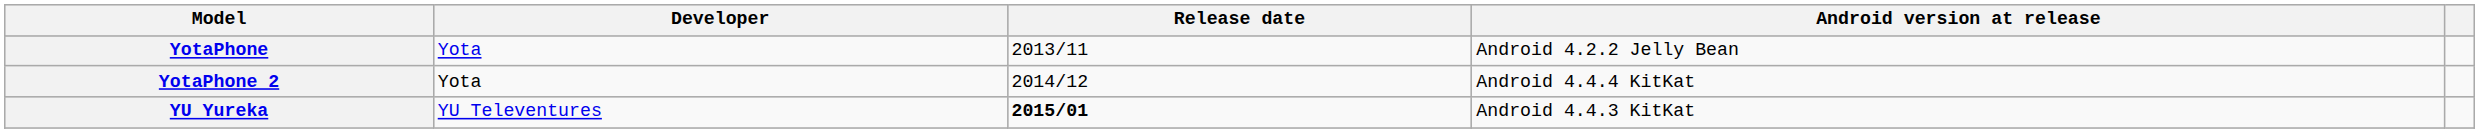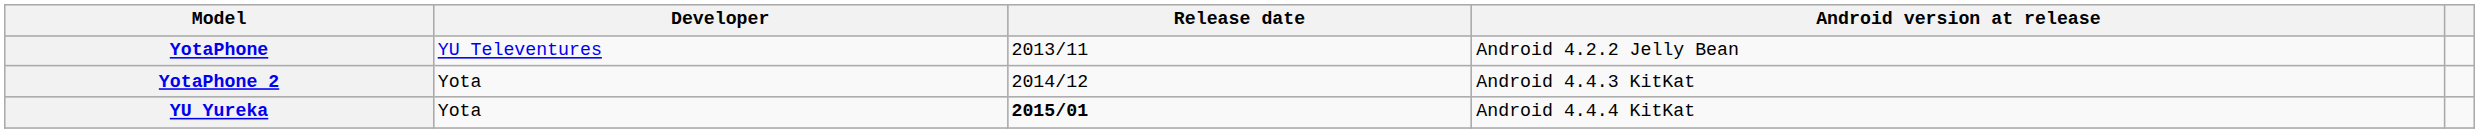(460, 50) Yota -> (520, 50) YU Televentures
(1586, 81) Android 4.4.4 KitKat -> (1586, 81) Android 4.4.3 KitKat
(520, 112) YU Televentures -> (460, 112) Yota
(1586, 112) Android 4.4.3 KitKat -> (1586, 112) Android 4.4.4 KitKat
